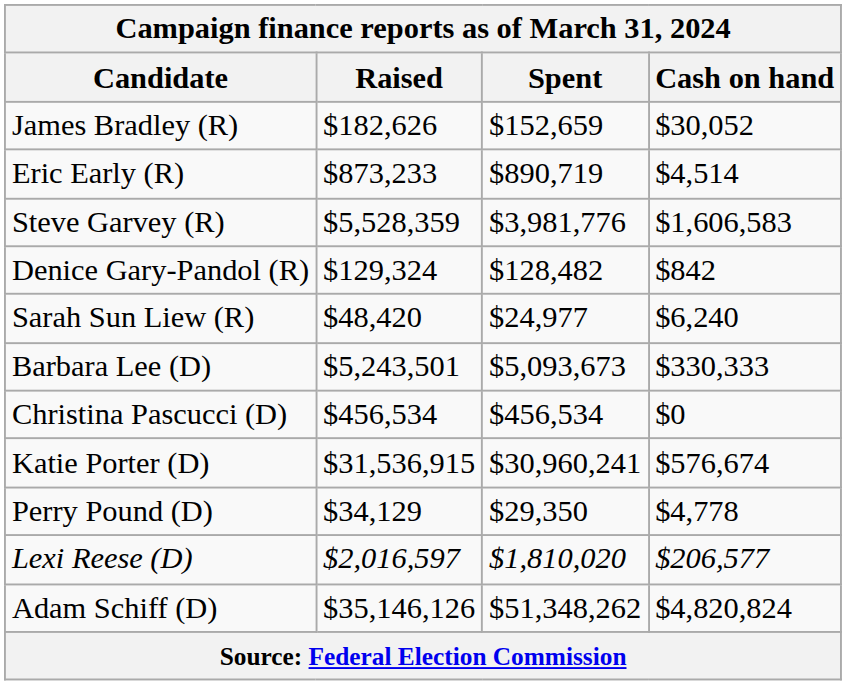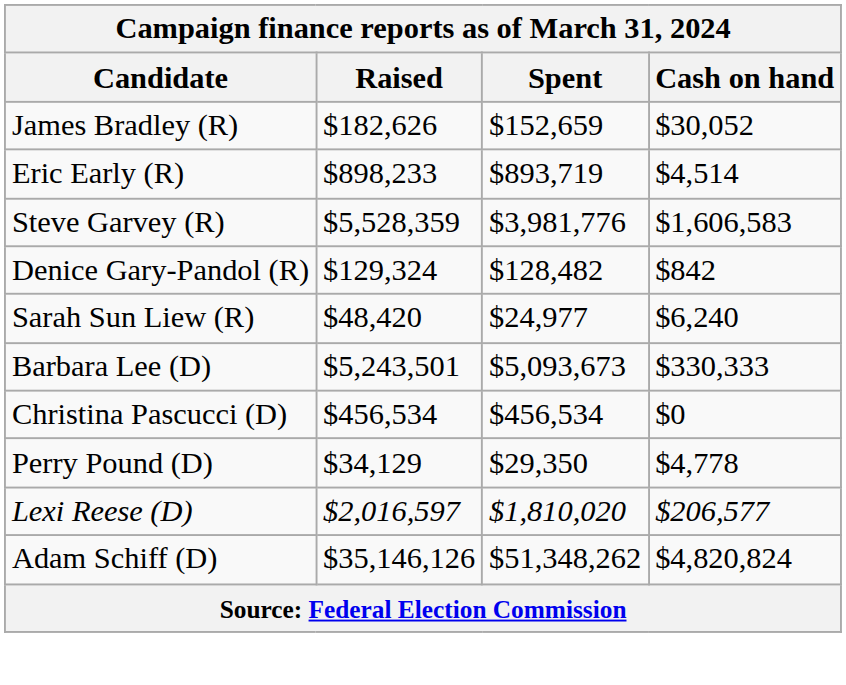(380, 173) $873,233 -> (380, 173) $898,233
(546, 173) $890,719 -> (546, 173) $893,719
- row: (111, 462)
